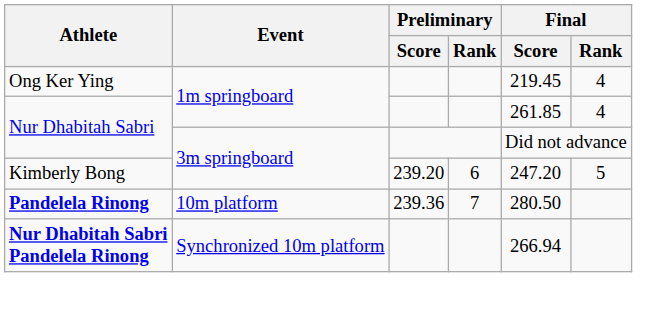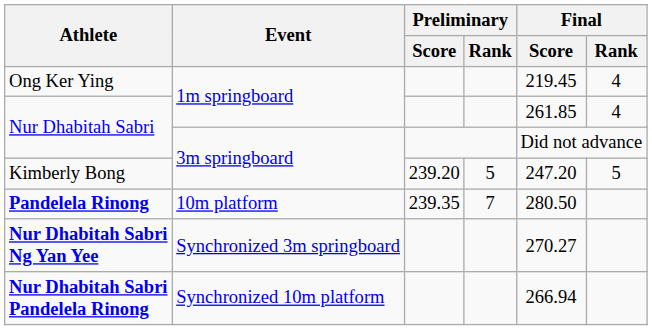(475, 173) 6 -> (490, 173) 5
(419, 204) 239.36 -> (434, 204) 239.35
+ row: (88, 245)
